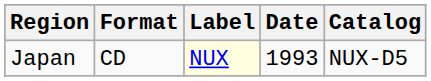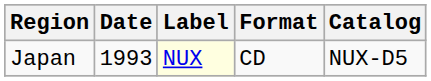columns swapped: (292, 23) <-> (139, 23)
